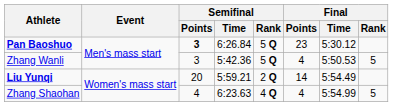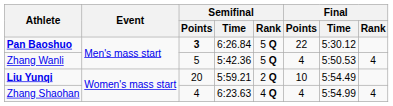(301, 45) 23 -> (301, 45) 22
(197, 61) 3 -> (197, 61) 5
(373, 61) 5 -> (373, 61) 4
(301, 77) 14 -> (301, 77) 10
(373, 94) 5 -> (373, 94) 4
